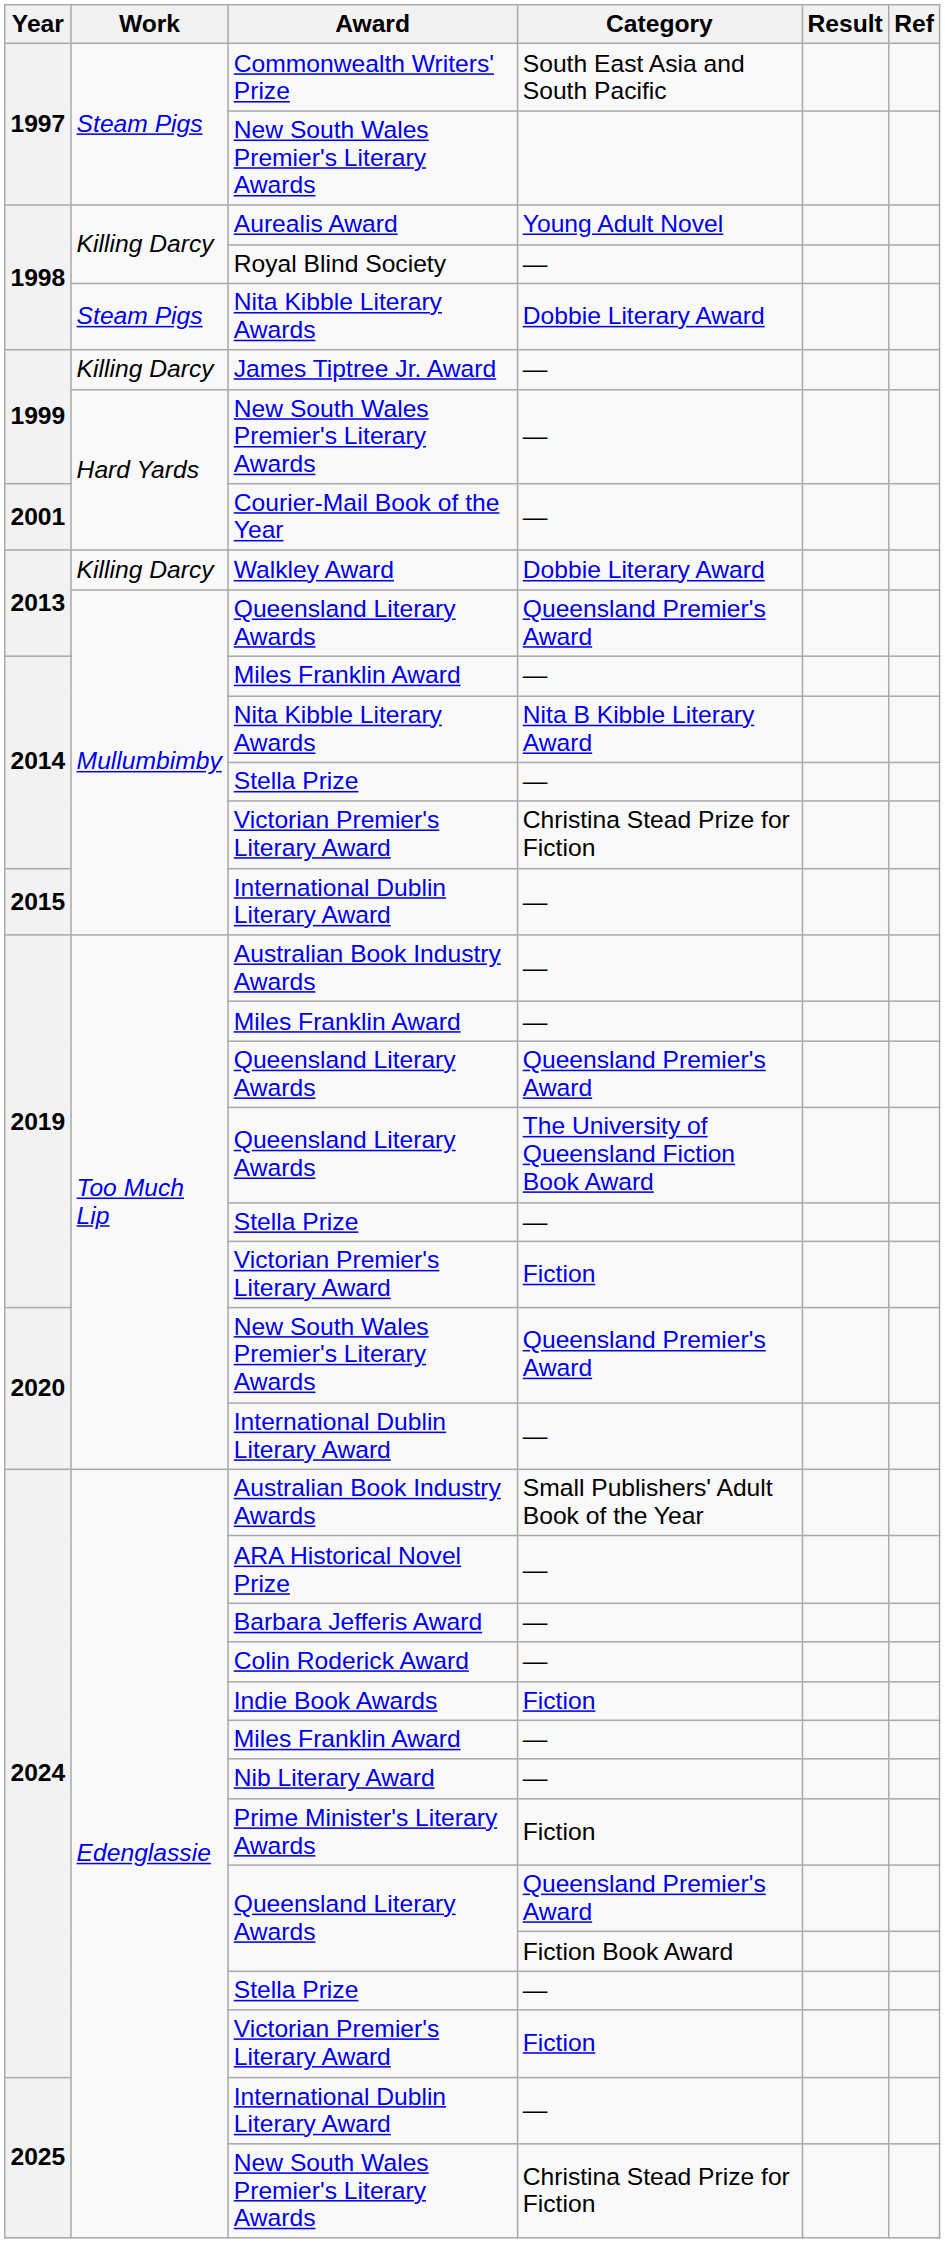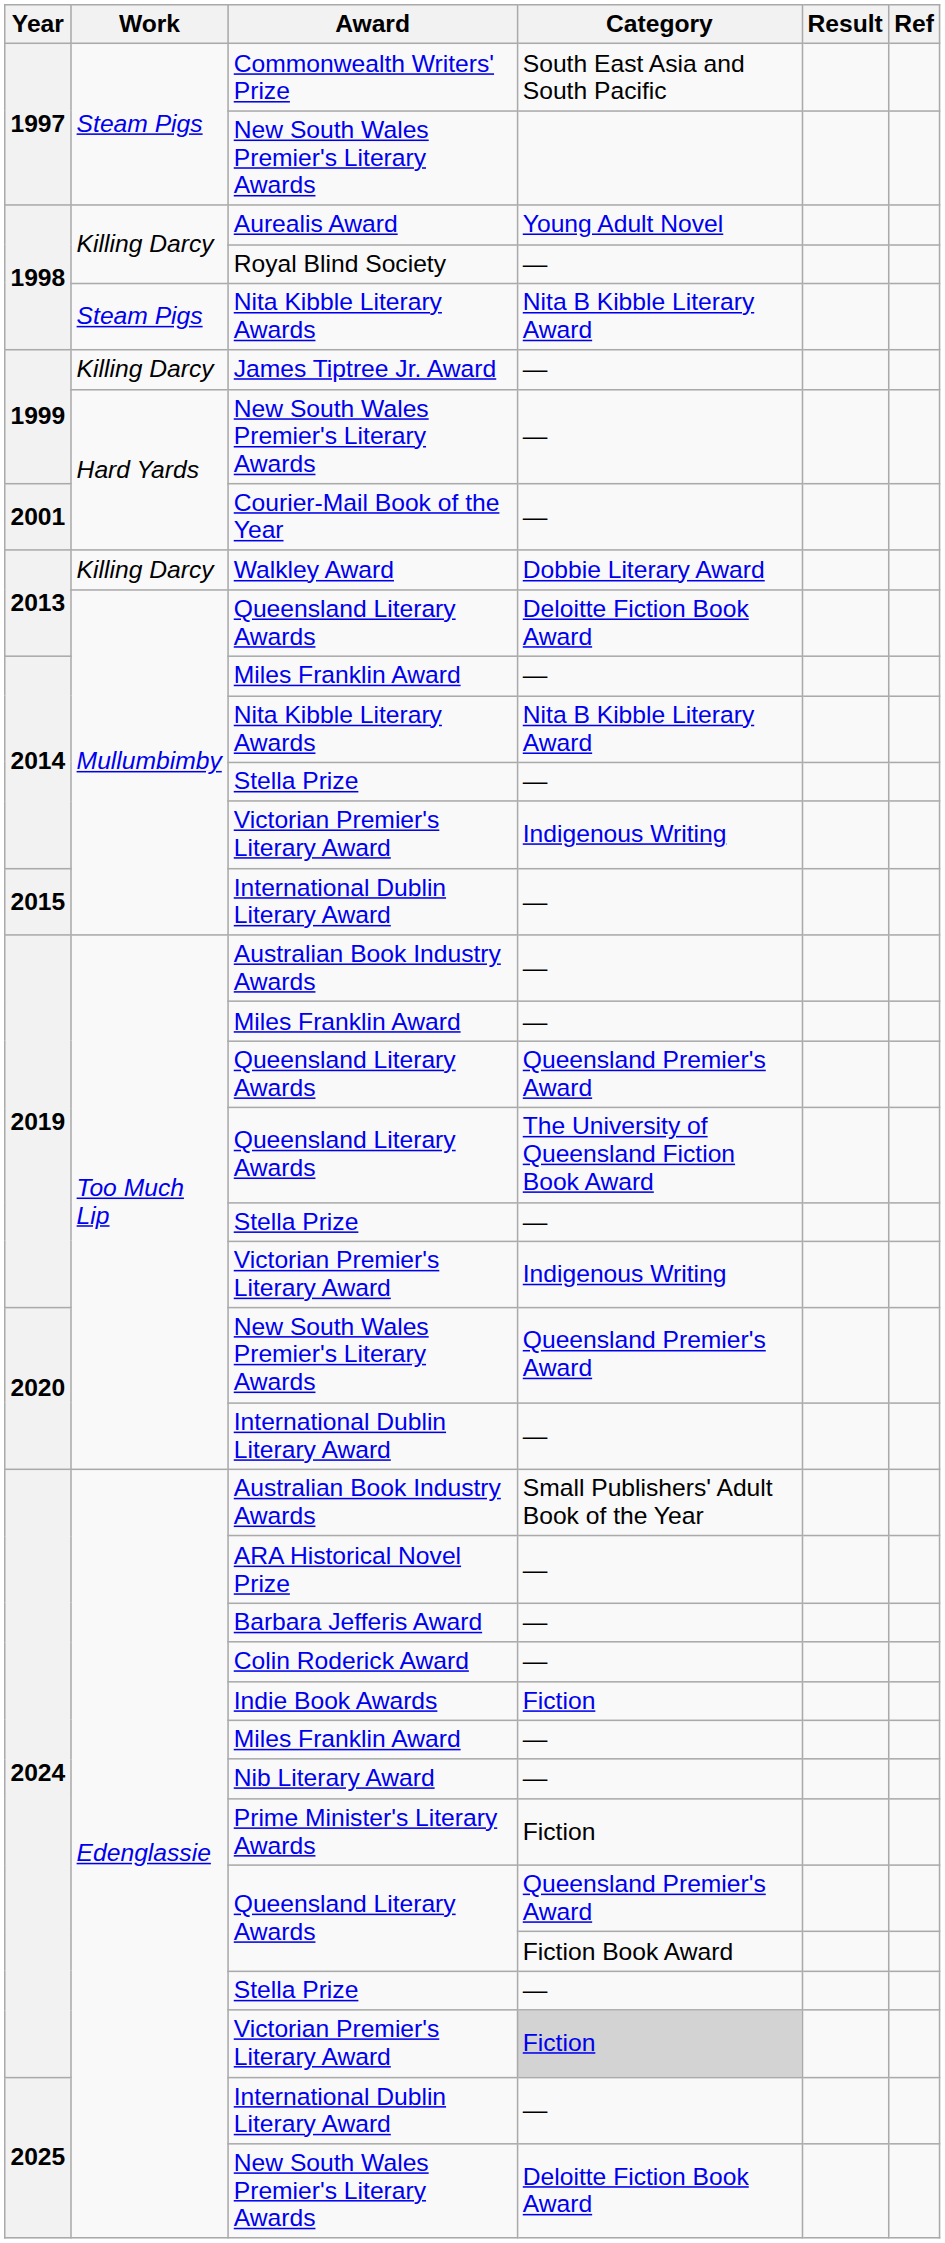(644, 316) Dobbie Literary Award -> (638, 316) Nita B Kibble Literary Award
(644, 622) Queensland Premier's Award -> (636, 622) Deloitte Fiction Book Award
(656, 834) Christina Stead Prize for Fiction -> (625, 834) Indigenous Writing
(559, 1274) Fiction -> (625, 1274) Indigenous Writing
(559, 2043) no background -> (559, 2043) lightgrey background
(656, 2190) Christina Stead Prize for Fiction -> (636, 2190) Deloitte Fiction Book Award
